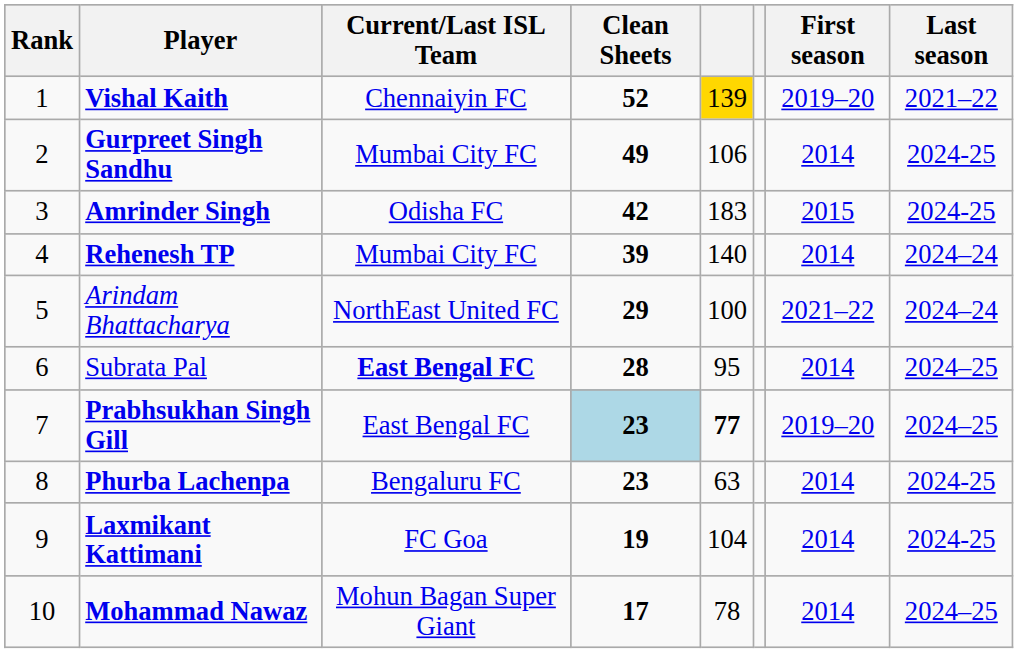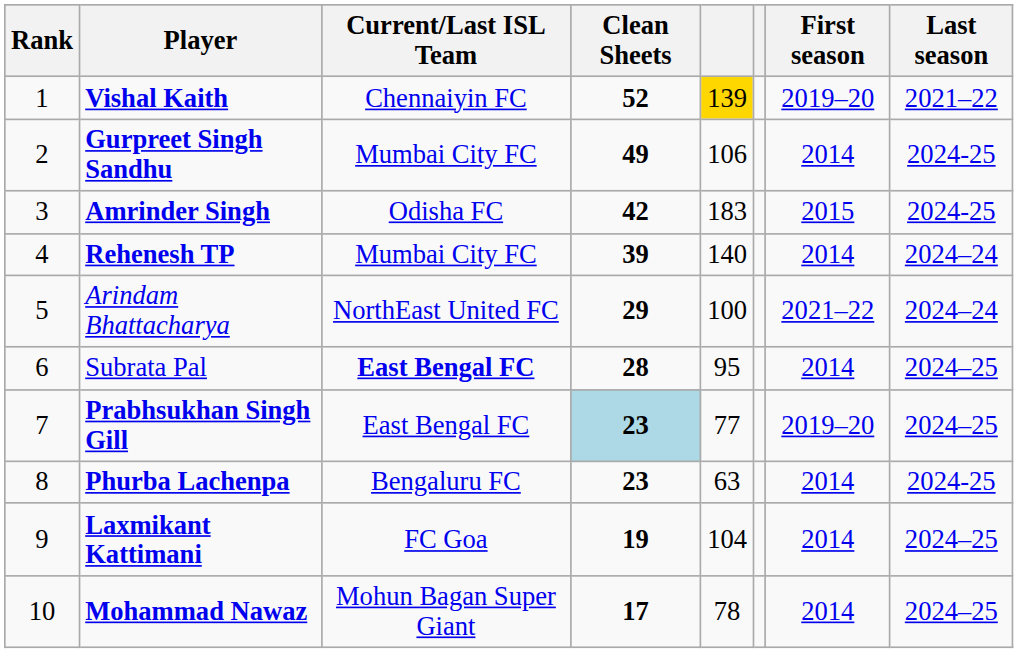(727, 424) bold -> (727, 424) normal
(951, 539) 2024-25 -> (951, 539) 2024–25
